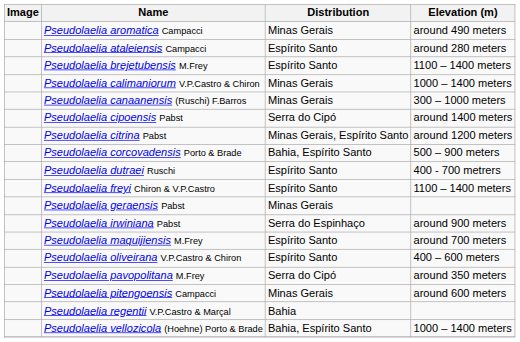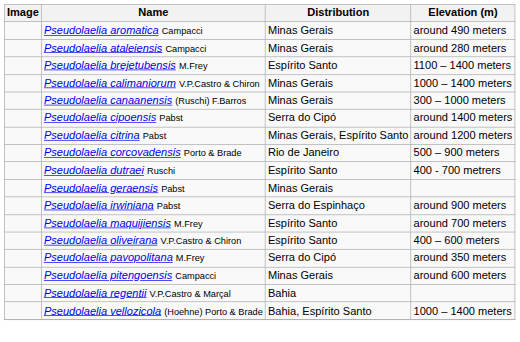(303, 48) Espírito Santo -> (300, 48) Minas Gerais
(320, 153) Bahia, Espírito Santo -> (304, 153) Rio de Janeiro
- row: (129, 188)
